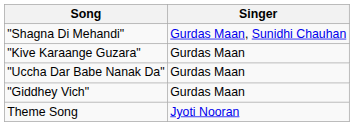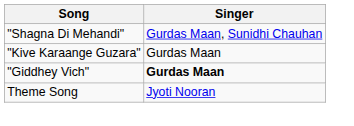- row: (86, 72)
(208, 92) normal -> (185, 72) bold
